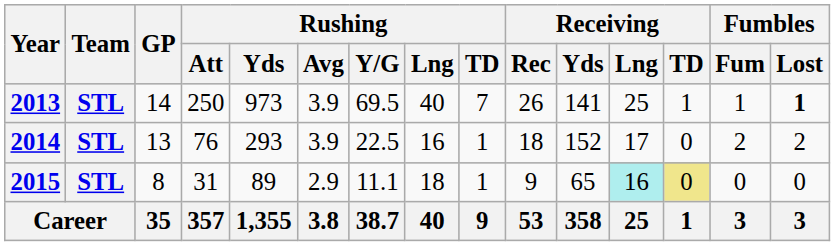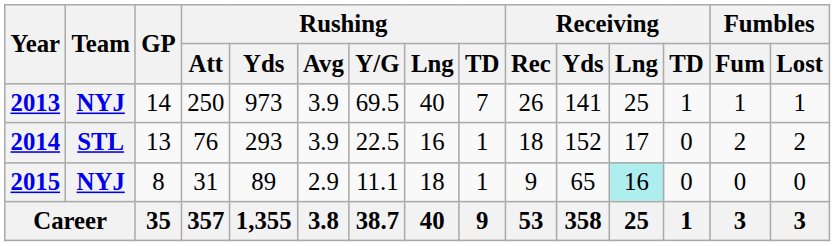(101, 102) STL -> (101, 102) NYJ
(800, 102) bold -> (800, 102) normal
(101, 181) STL -> (101, 181) NYJ
(687, 181) khaki background -> (687, 181) no background
